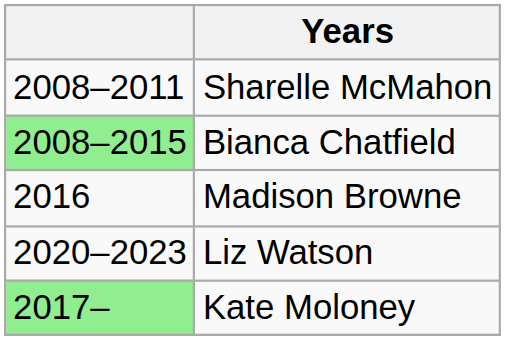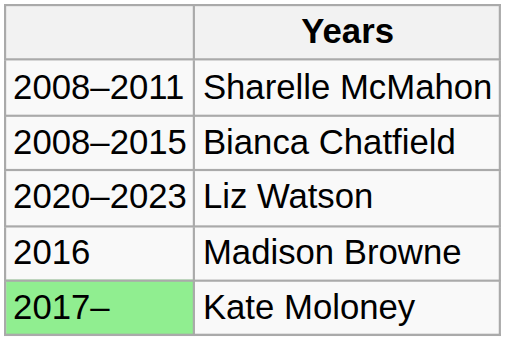(100, 142) lightgreen background -> (100, 142) no background
rows swapped: (332, 197) <-> (288, 252)
